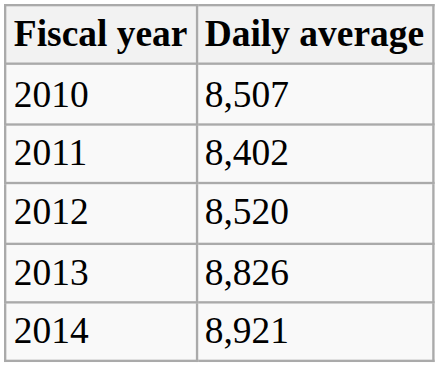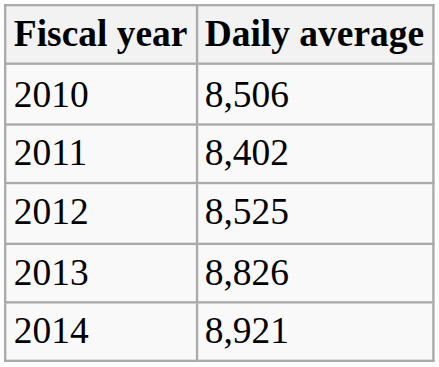(247, 93) 8,507 -> (247, 93) 8,506
(247, 212) 8,520 -> (247, 212) 8,525
